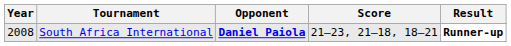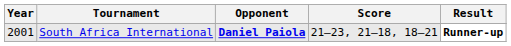(21, 32) 2008 -> (21, 32) 2001
